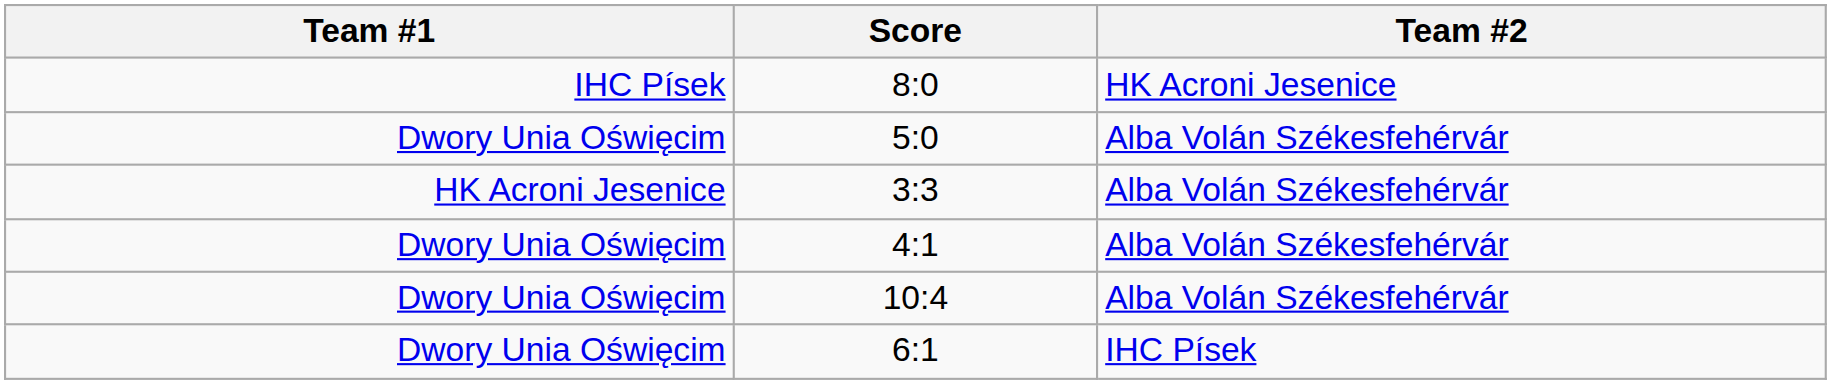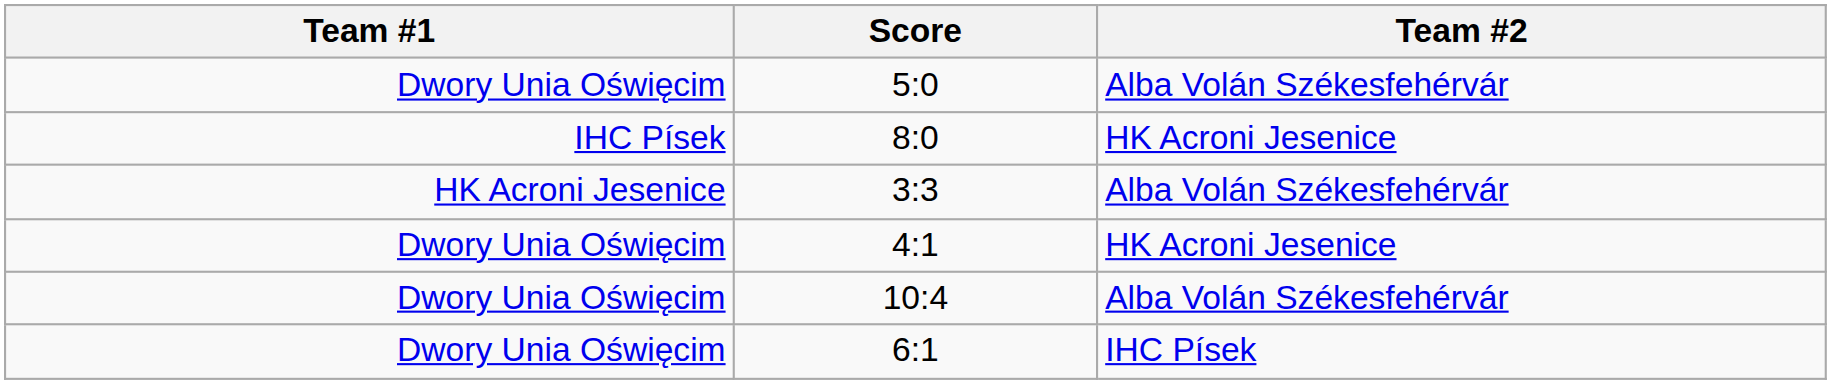rows swapped: (915, 84) <-> (915, 137)
(1307, 244) Alba Volán Székesfehérvár -> (1251, 244) HK Acroni Jesenice
